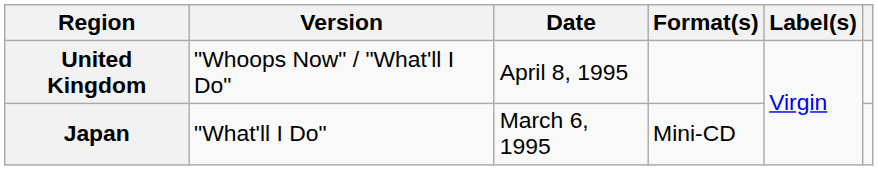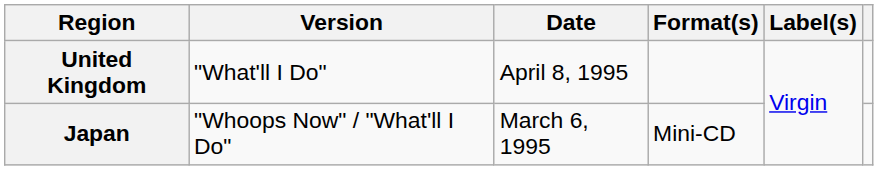(324, 71) "Whoops Now" / "What'll I Do" -> (260, 71) "What'll I Do"
(260, 133) "What'll I Do" -> (324, 133) "Whoops Now" / "What'll I Do"
